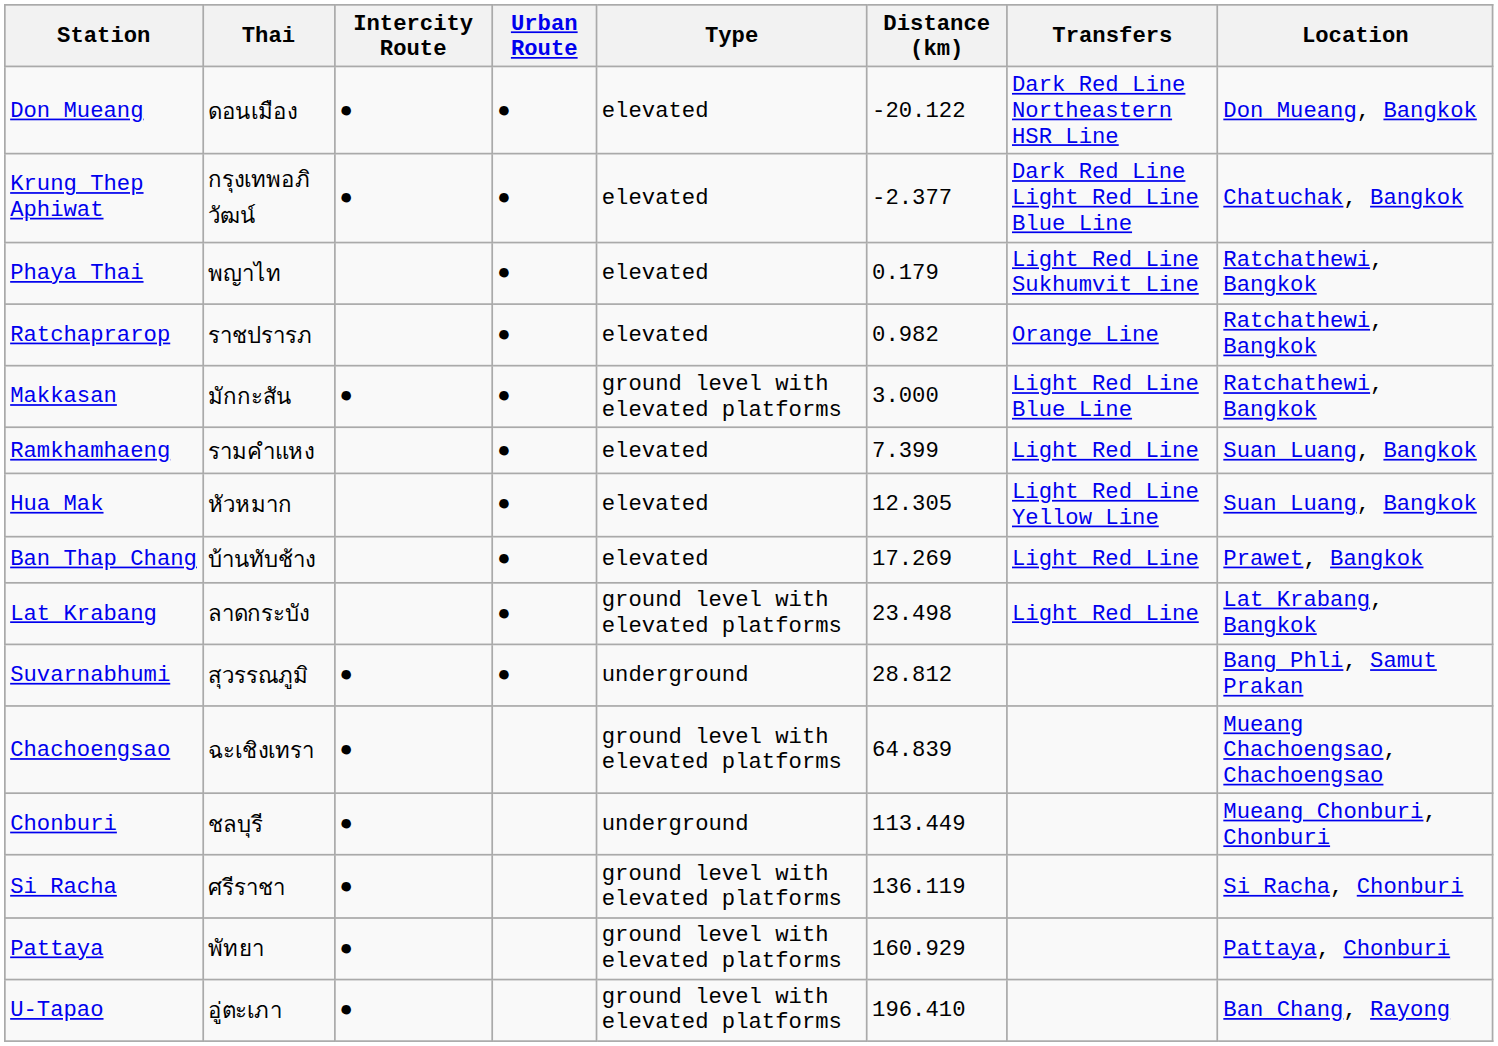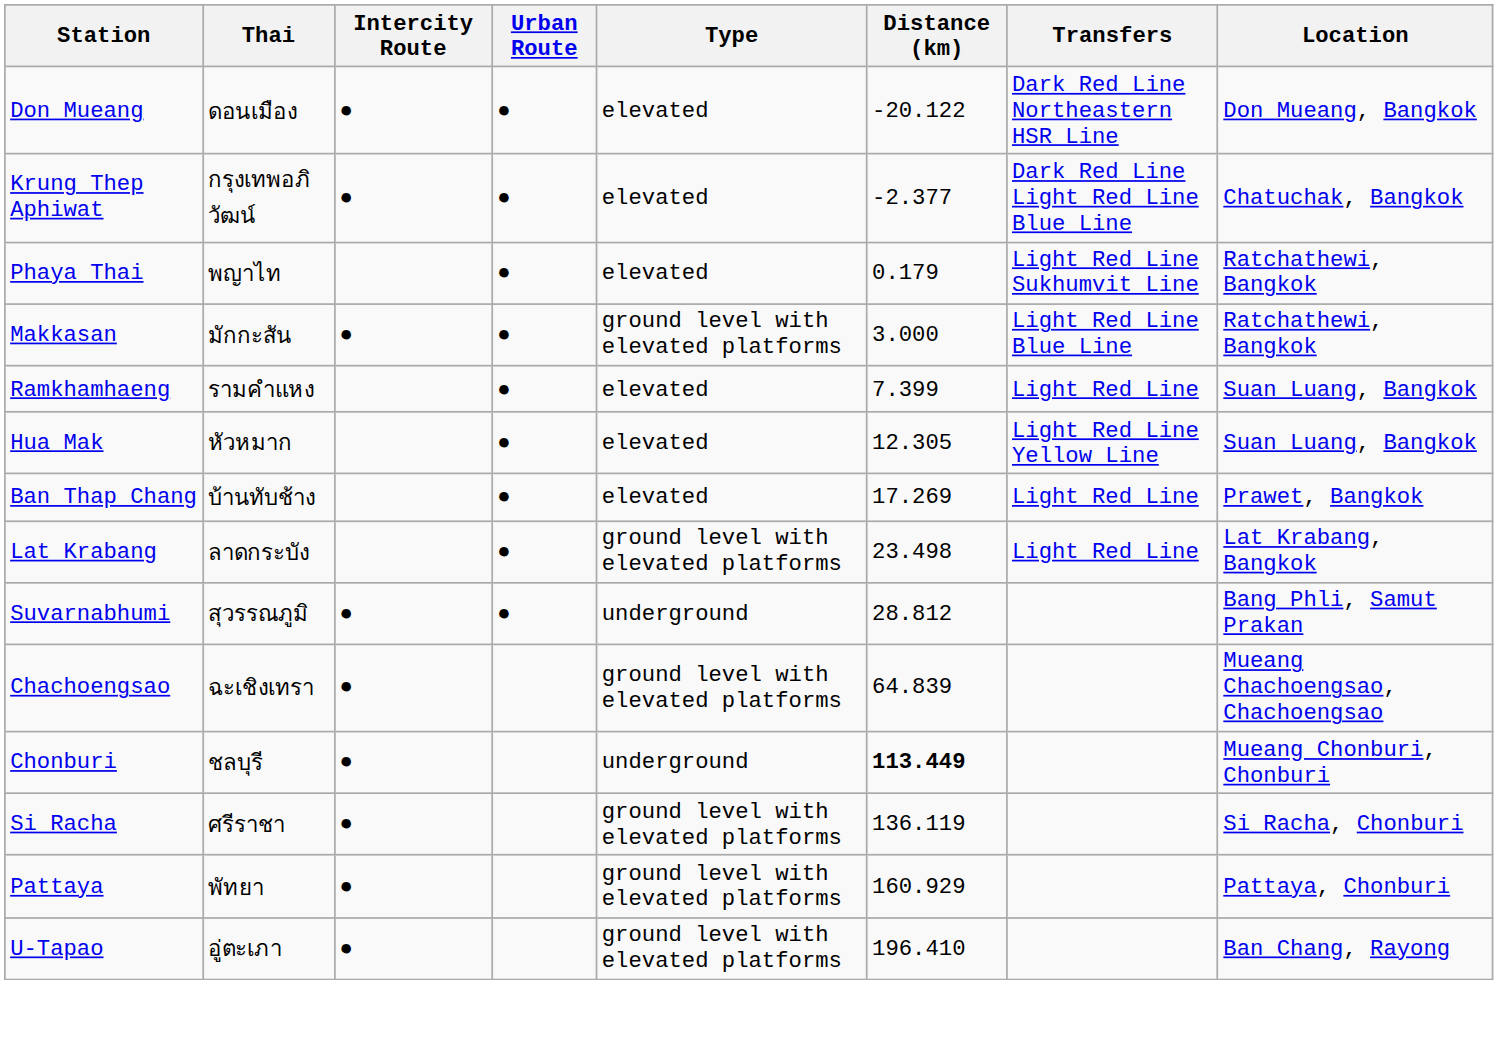- row: (90, 335)
(919, 825) normal -> (919, 763) bold
